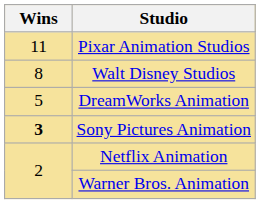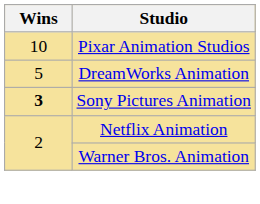(39, 45) 11 -> (39, 45) 10
- row: (164, 73)
